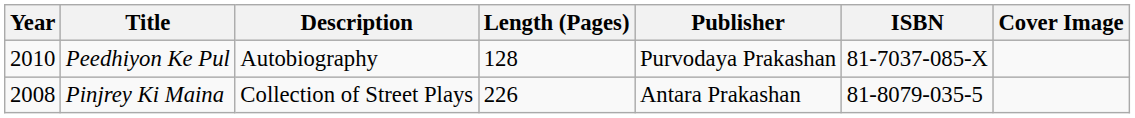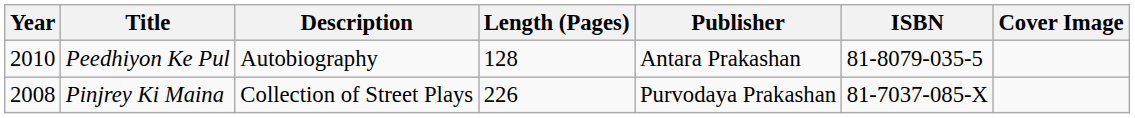(738, 58) Purvodaya Prakashan -> (720, 58) Antara Prakashan
(917, 58) 81-7037-085-X -> (915, 58) 81-8079-035-5
(720, 94) Antara Prakashan -> (738, 94) Purvodaya Prakashan
(915, 94) 81-8079-035-5 -> (917, 94) 81-7037-085-X
